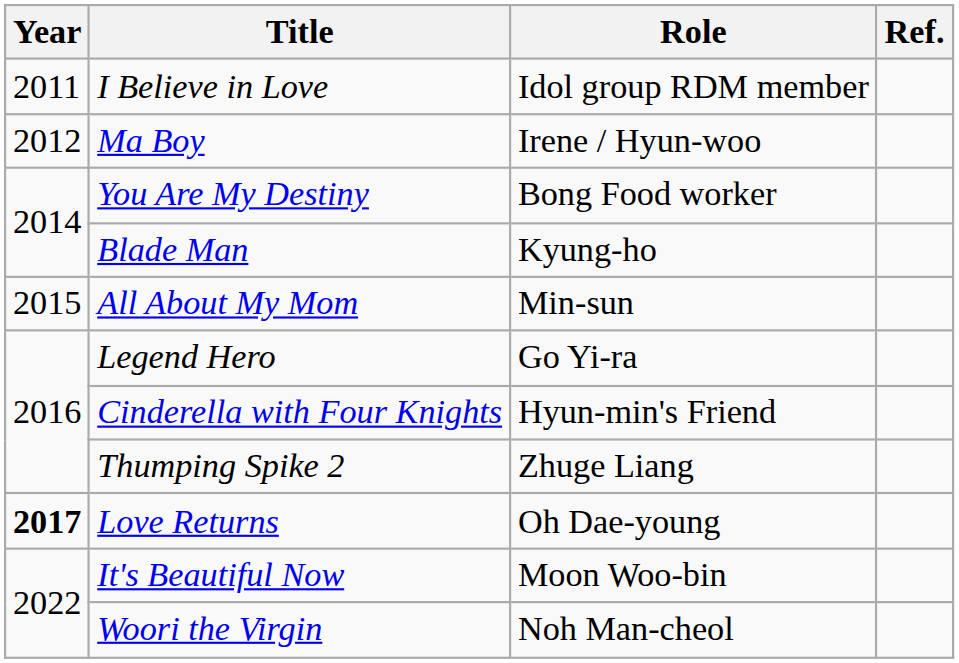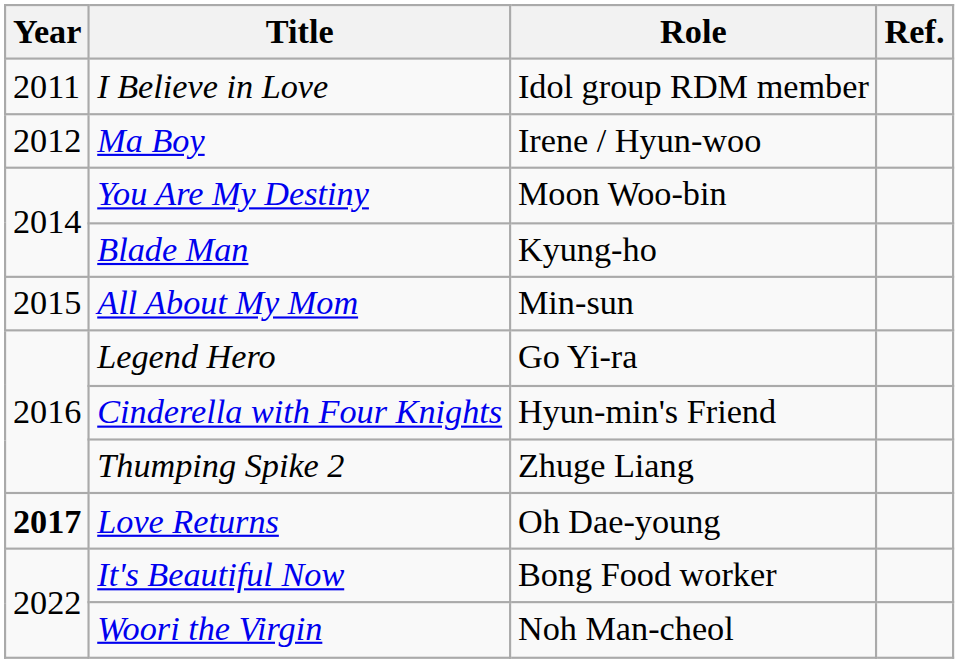(647, 194) Bong Food worker -> (622, 194) Moon Woo-bin
(622, 574) Moon Woo-bin -> (647, 574) Bong Food worker
